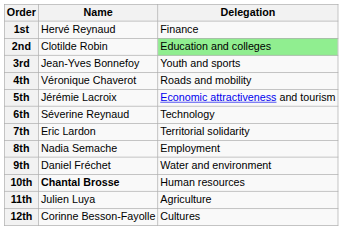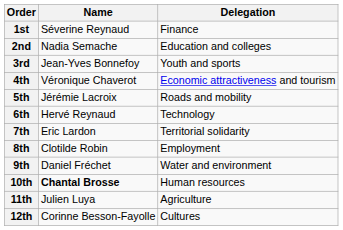(78, 30) Hervé Reynaud -> (85, 30) Séverine Reynaud
(74, 47) Clotilde Robin -> (79, 47) Nadia Semache
(216, 47) lightgreen background -> (216, 47) no background
(206, 81) Roads and mobility -> (248, 81) Economic attractiveness and tourism
(248, 98) Economic attractiveness and tourism -> (206, 98) Roads and mobility
(85, 115) Séverine Reynaud -> (78, 115) Hervé Reynaud
(79, 149) Nadia Semache -> (74, 149) Clotilde Robin
